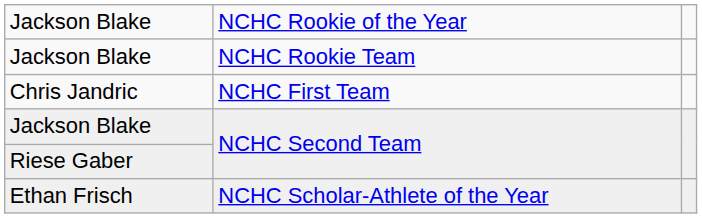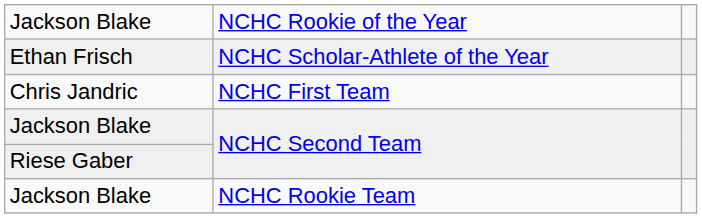rows swapped: (71, 195) <-> (80, 56)
